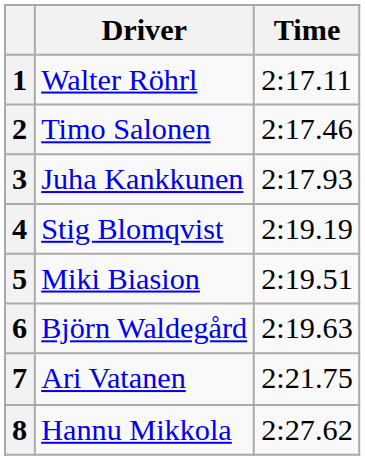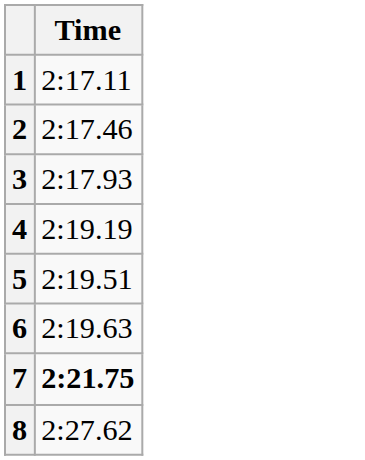- column: (144, 29)
(307, 378) normal -> (88, 378) bold
